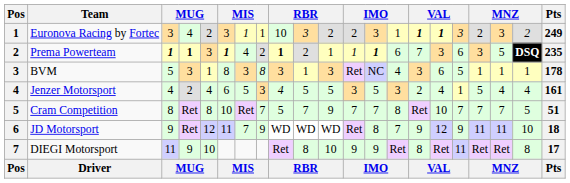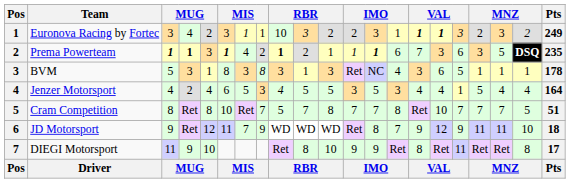(419, 90) 2 -> (419, 90) 4
(554, 90) 161 -> (554, 90) 164
(331, 110) 9 -> (331, 110) 8
